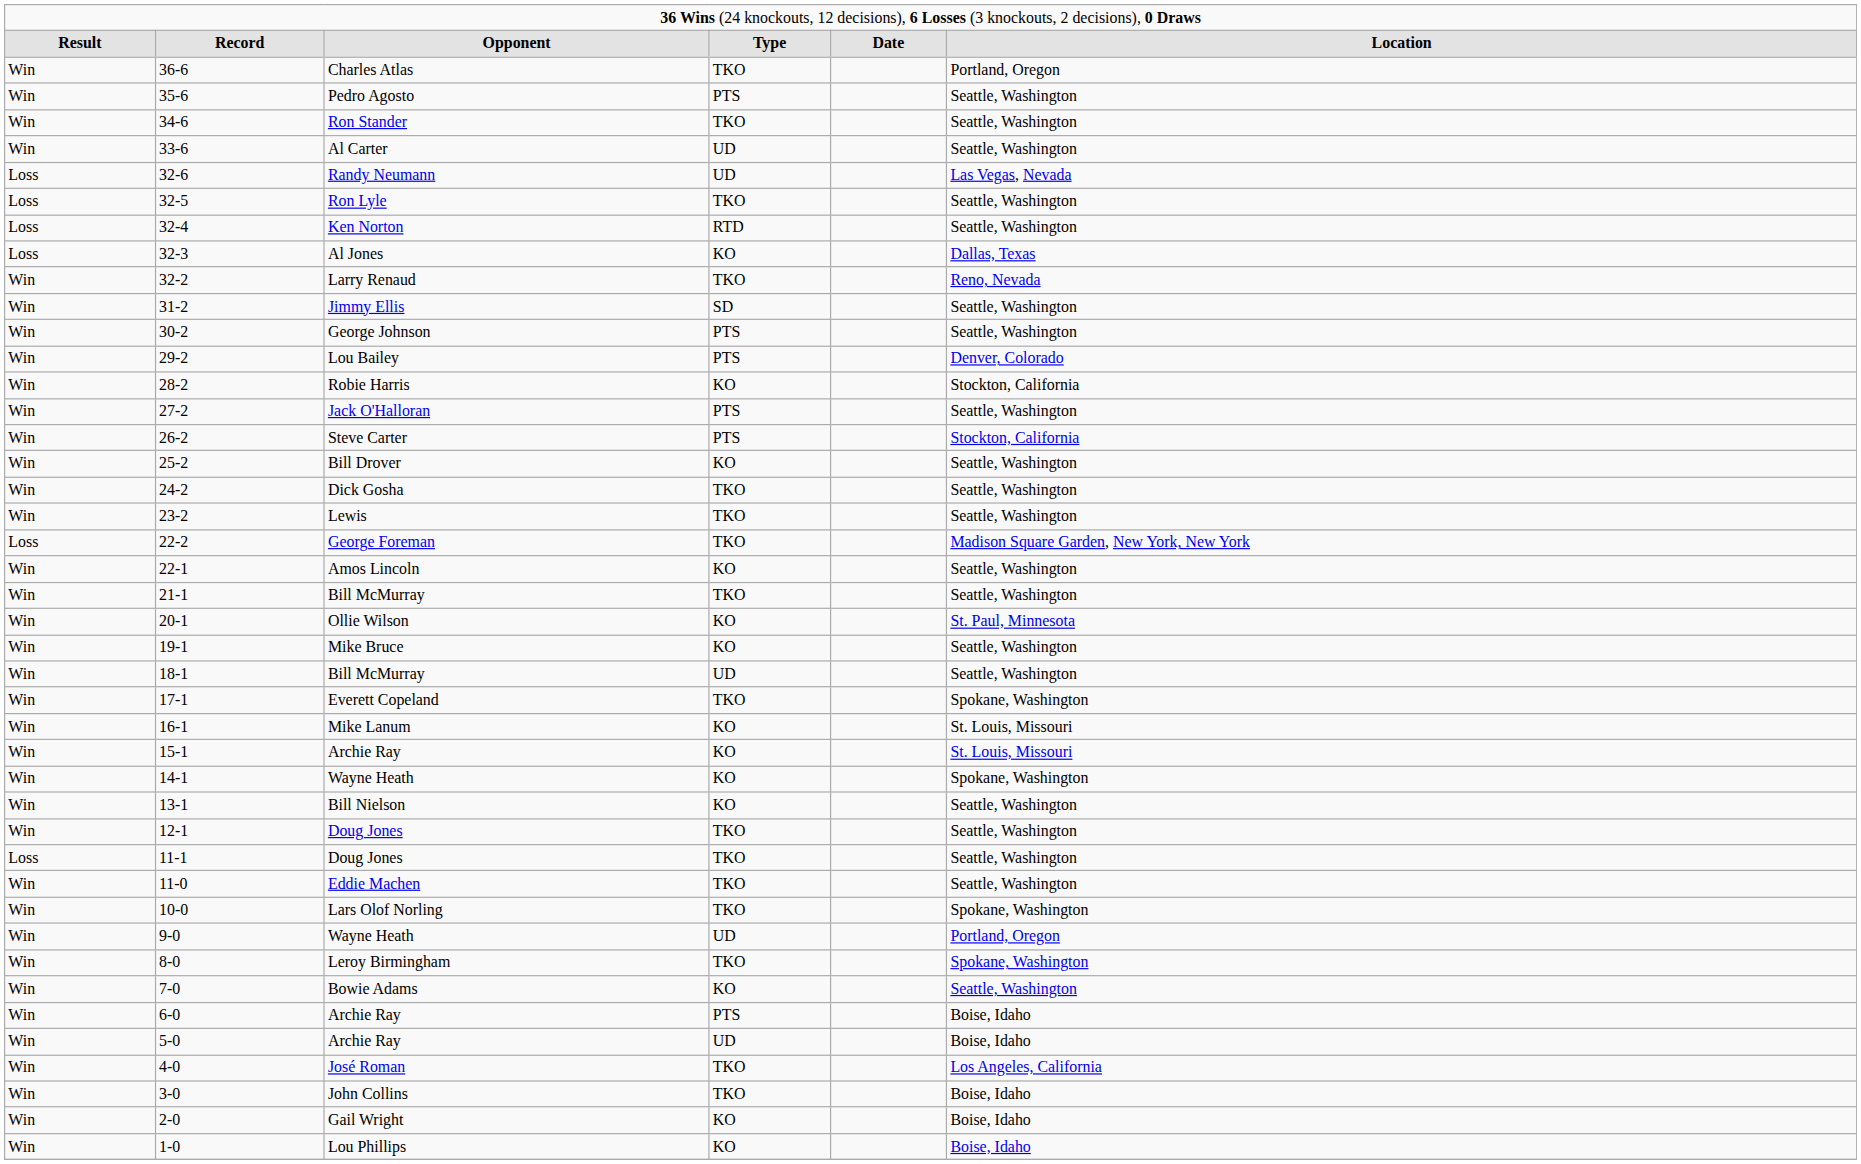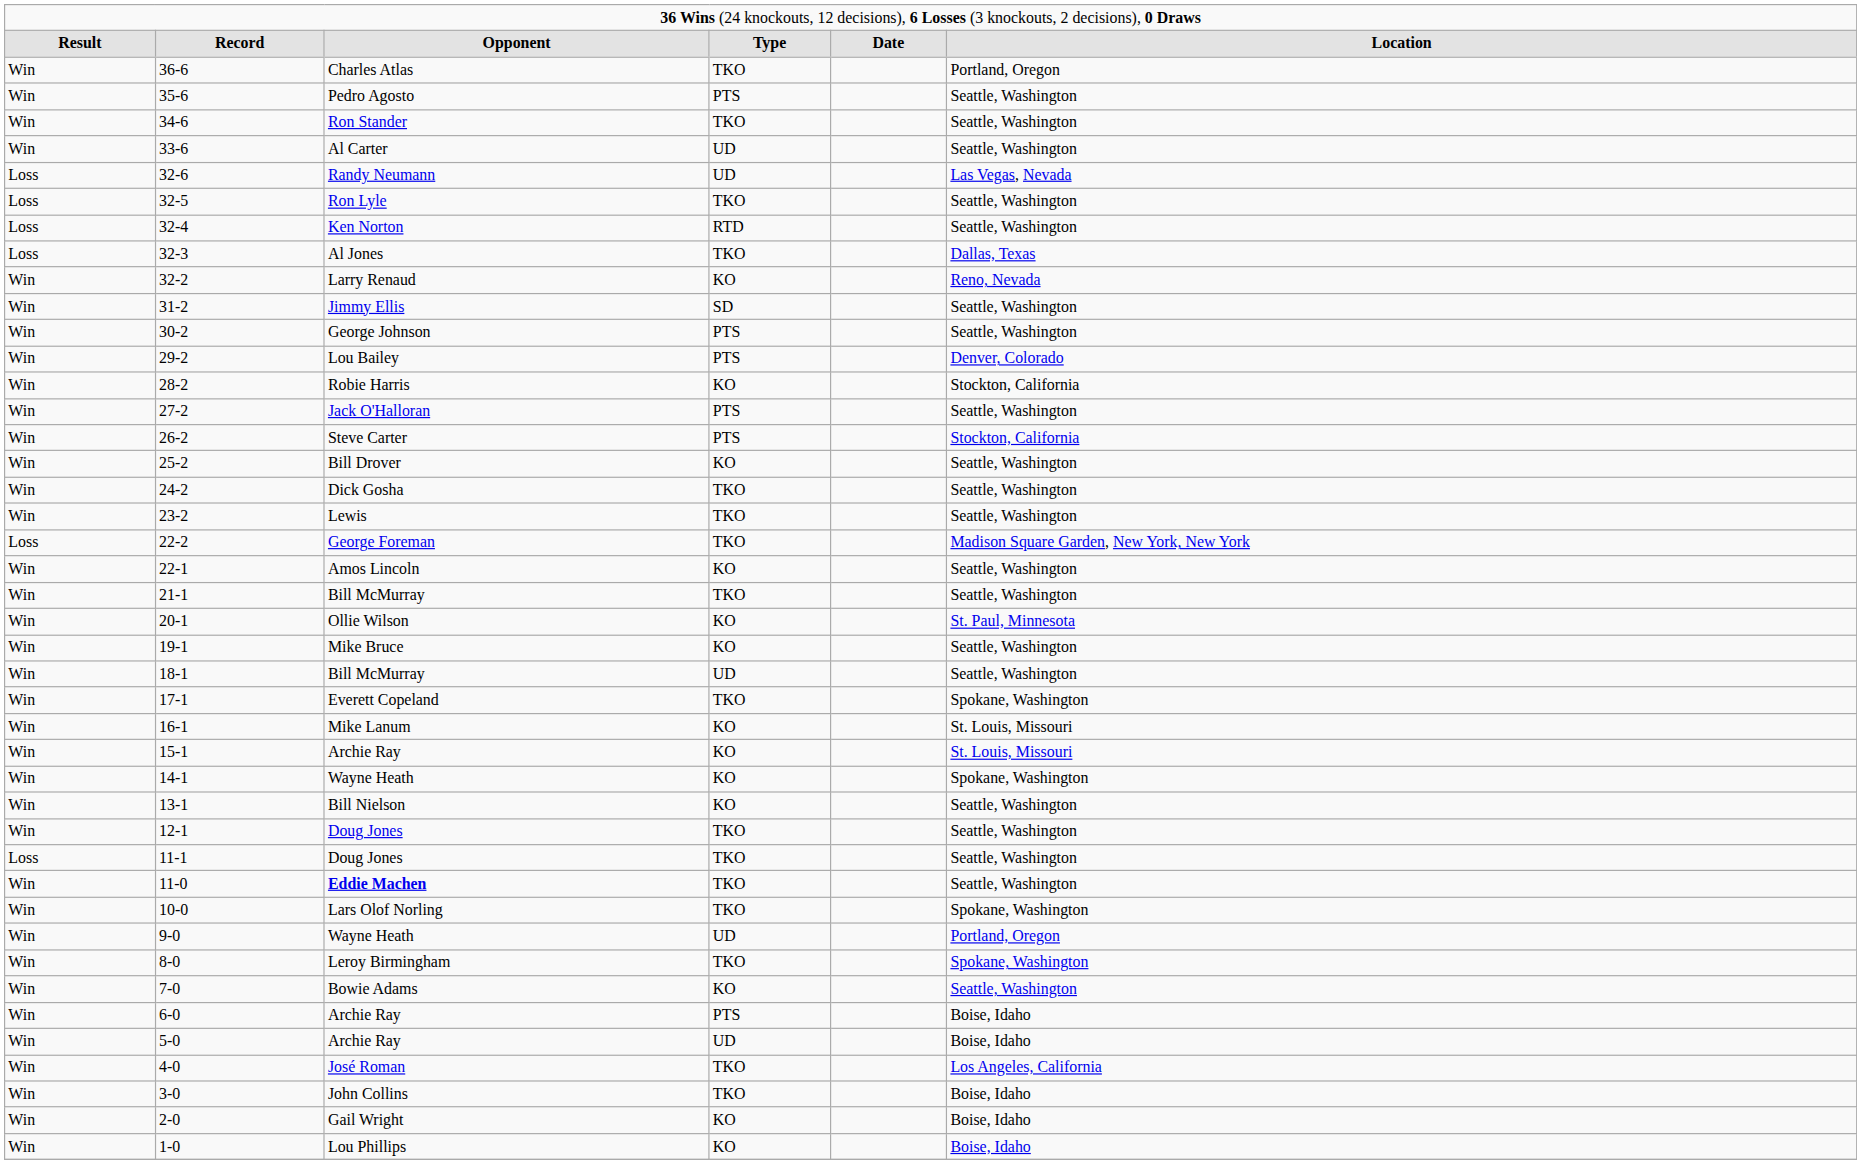(724, 253) KO -> (729, 253) TKO
(729, 279) TKO -> (724, 279) KO
(374, 883) normal -> (377, 883) bold
